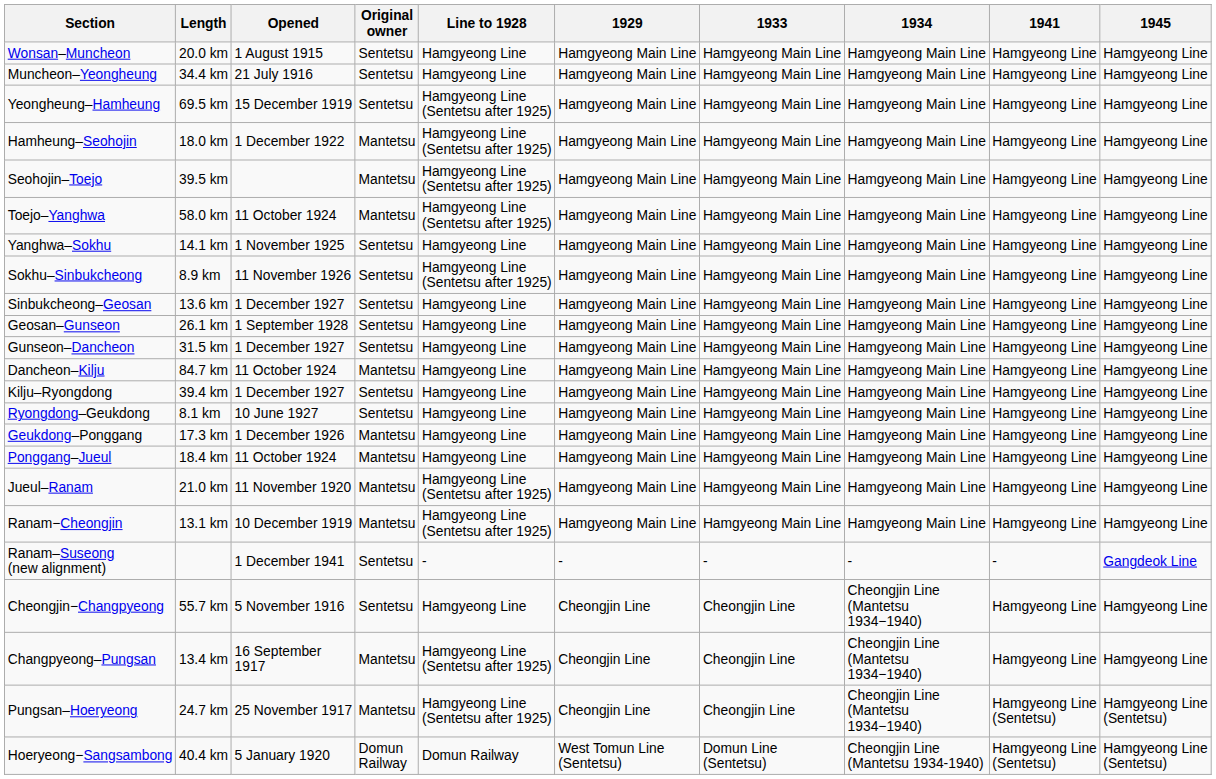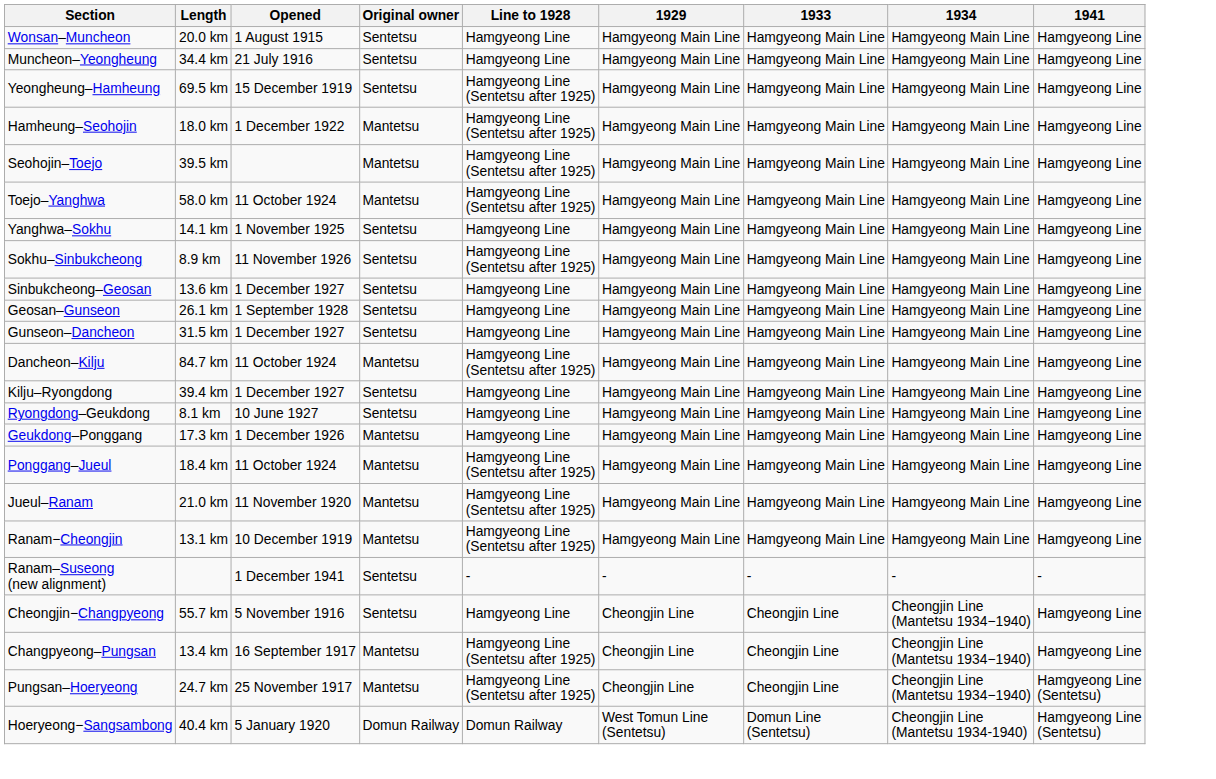- column: (1155, 23)
(474, 370) Hamgyeong Line -> (531, 362) Hamgyeong Line (Sentetsu after 1925)
(474, 457) Hamgyeong Line -> (531, 465) Hamgyeong Line (Sentetsu after 1925)
